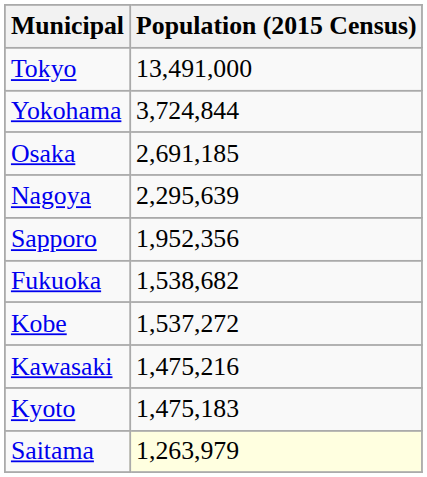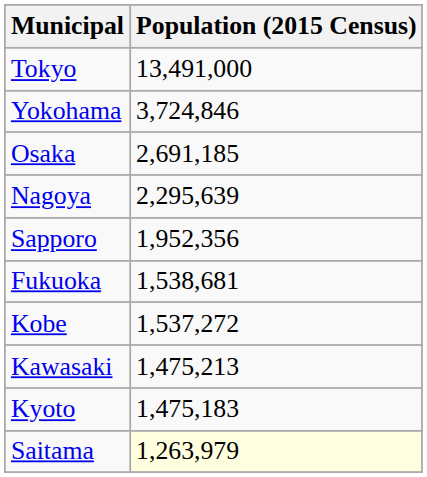(188, 111) 3,724,844 -> (188, 111) 3,724,846
(188, 281) 1,538,682 -> (188, 281) 1,538,681
(188, 366) 1,475,216 -> (188, 366) 1,475,213
